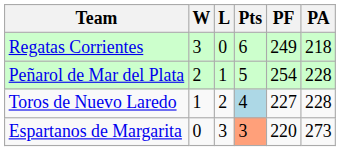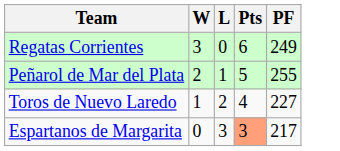- column: (318, 18)
(284, 74) 254 -> (284, 74) 255
(243, 103) lightblue background -> (243, 103) no background
(284, 131) 220 -> (284, 131) 217
